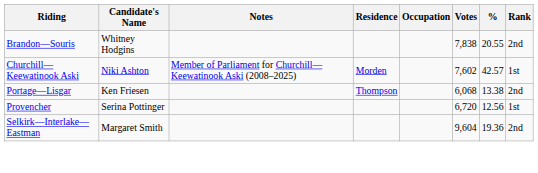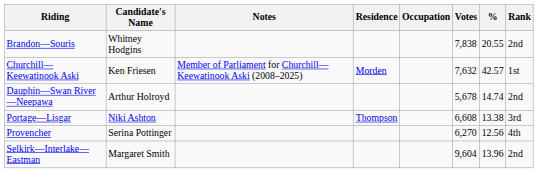(125, 70) Niki Ashton -> (132, 70) Ken Friesen
(466, 70) 7,602 -> (466, 70) 7,632
+ row: (51, 97)
(125, 91) Ken Friesen -> (132, 118) Niki Ashton
(466, 91) 6,068 -> (466, 118) 6,608
(515, 91) 2nd -> (515, 118) 3rd
(466, 107) 6,720 -> (466, 133) 6,270
(514, 107) 1st -> (514, 133) 4th
(493, 128) 19.36 -> (493, 154) 13.96
